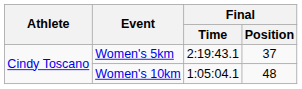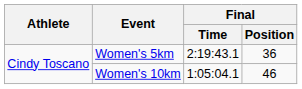(269, 54) 37 -> (269, 54) 36
(269, 74) 48 -> (269, 74) 46
